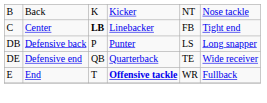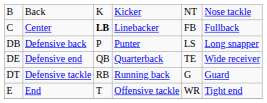(221, 28) Tight end -> (222, 28) Fullback
+ row: (13, 75)
(143, 75) bold -> (147, 91) normal
(220, 75) Fullback -> (223, 91) Tight end
